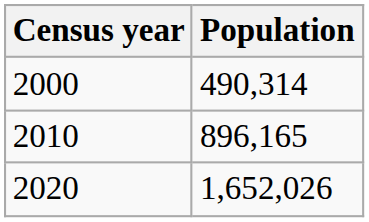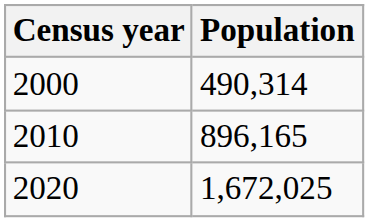(266, 188) 1,652,026 -> (266, 188) 1,672,025
